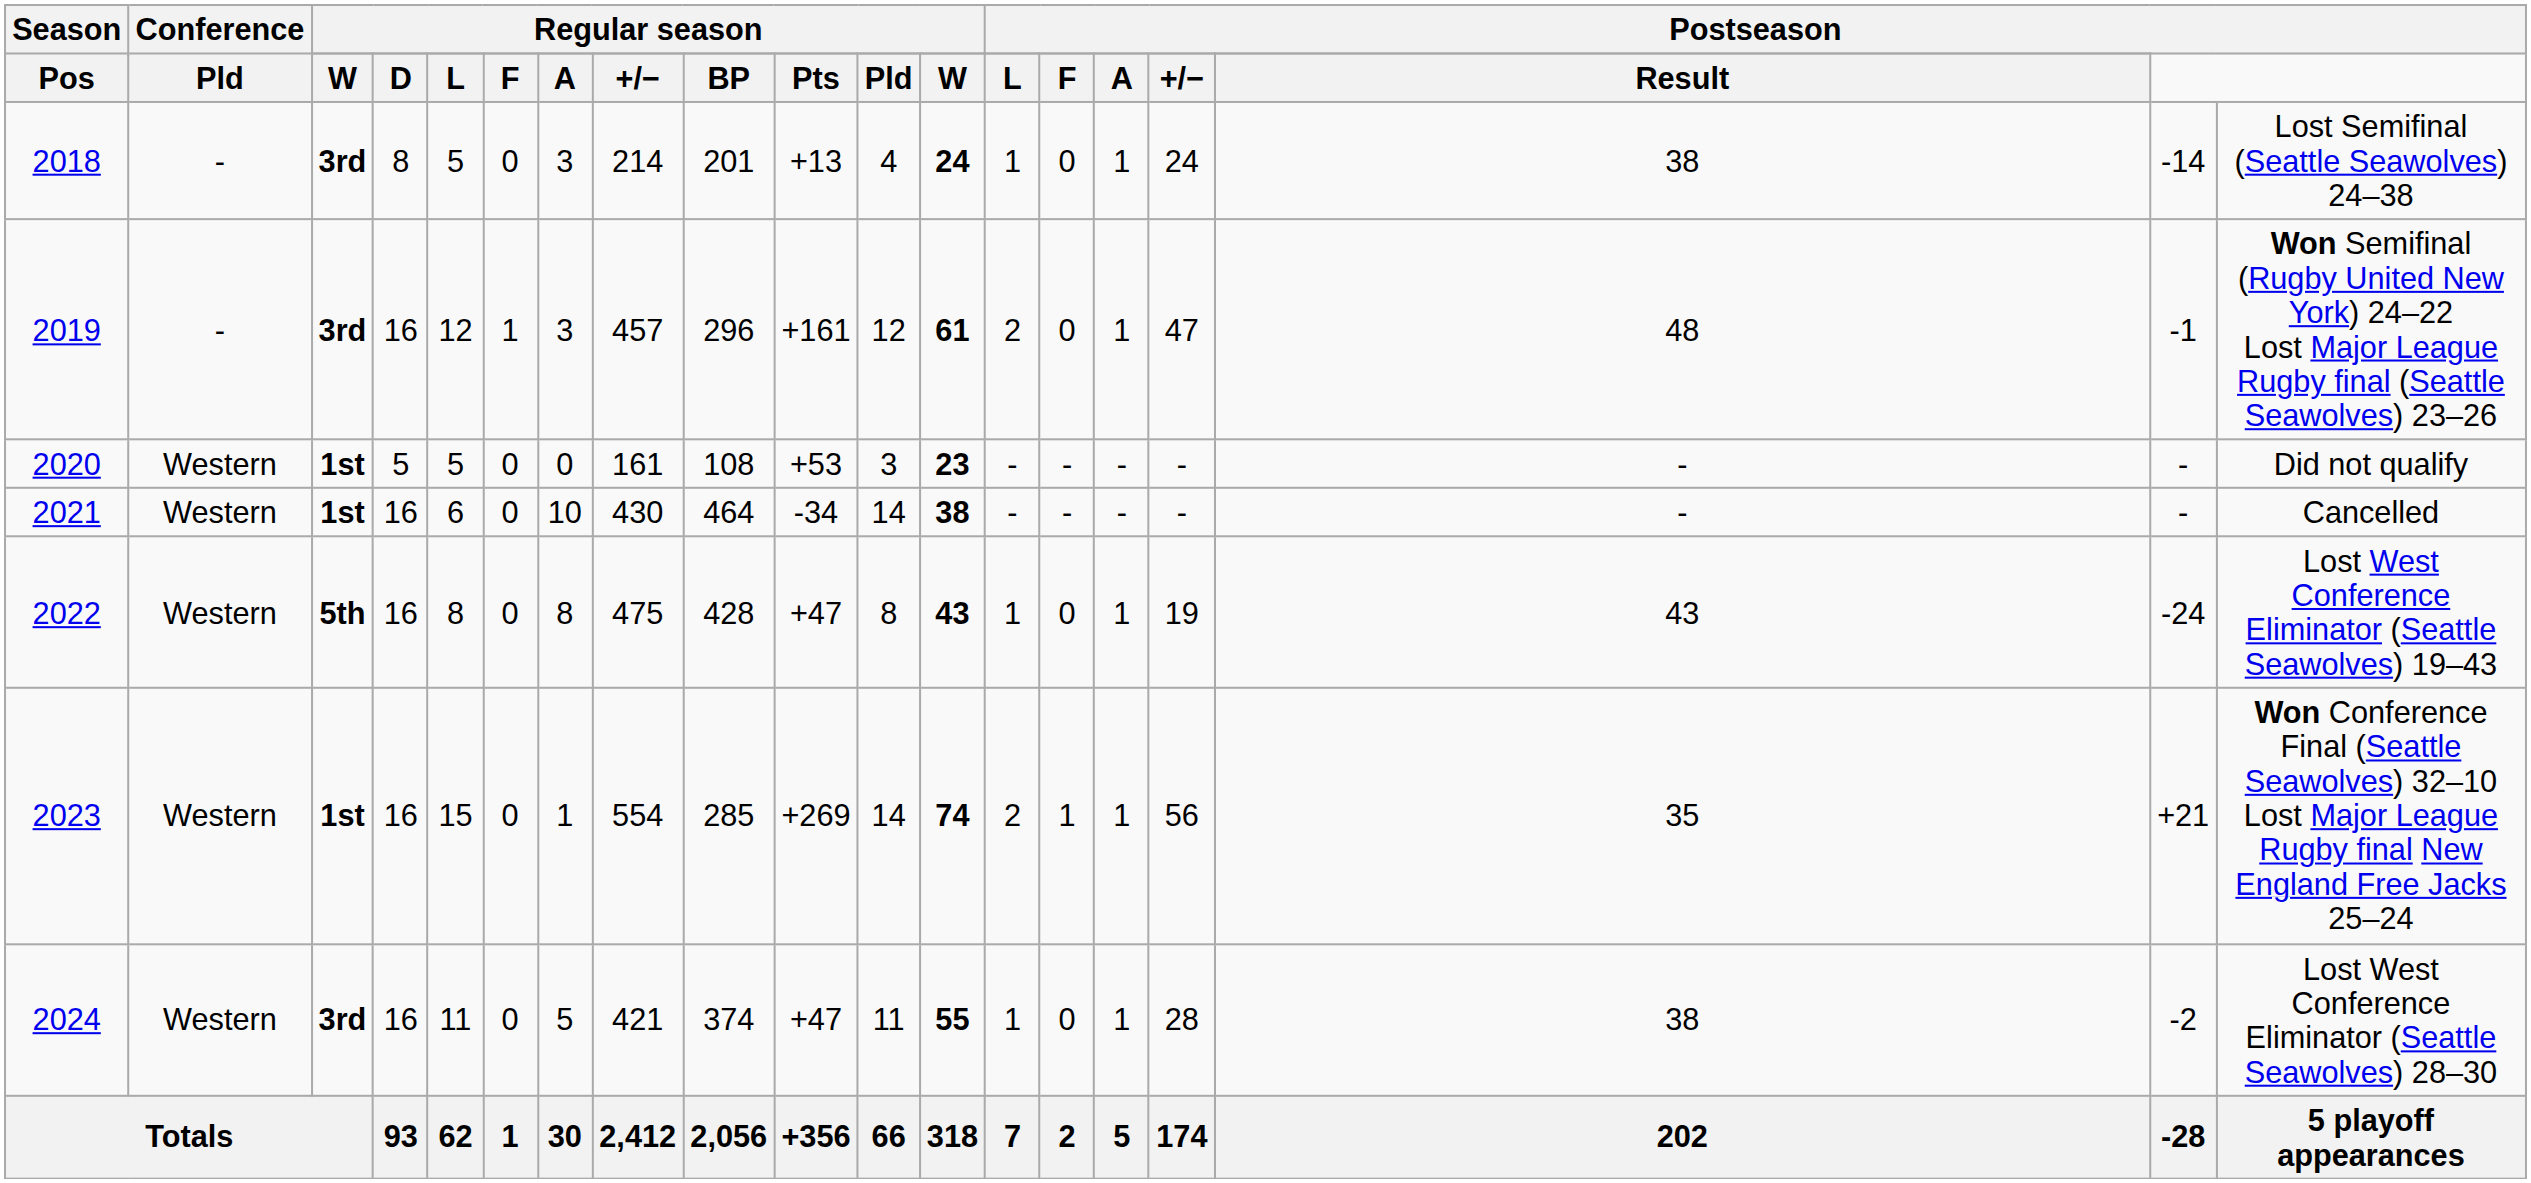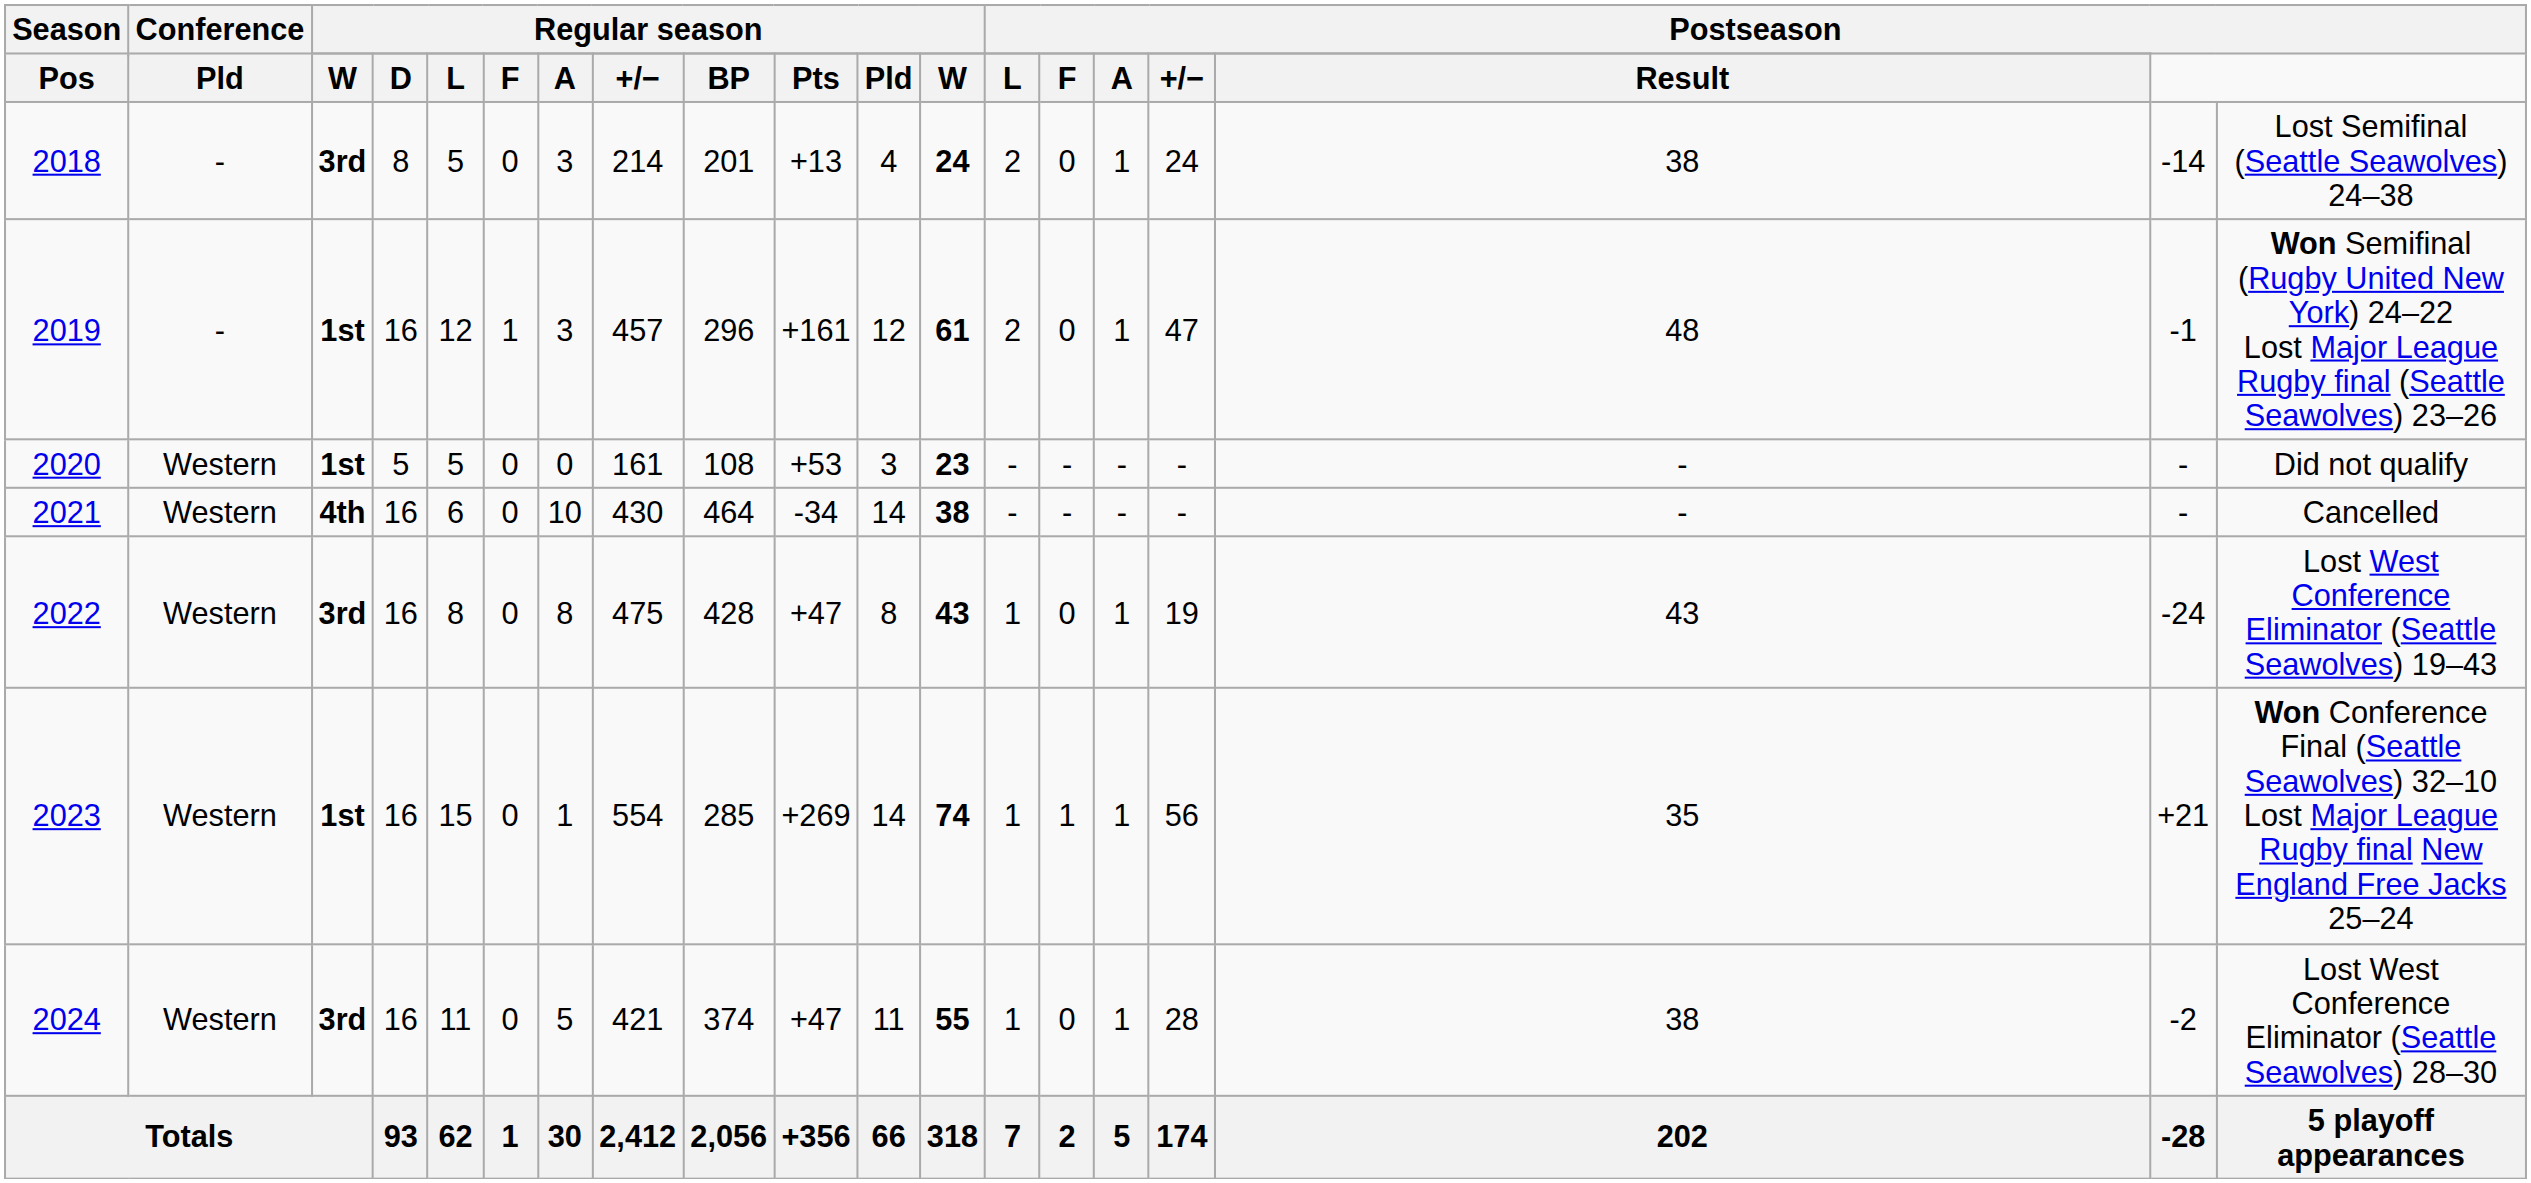(1012, 161) 1 -> (1012, 161) 2
(342, 330) 3rd -> (342, 330) 1st
(342, 513) 1st -> (342, 513) 4th
(342, 613) 5th -> (342, 613) 3rd
(1012, 816) 2 -> (1012, 816) 1
